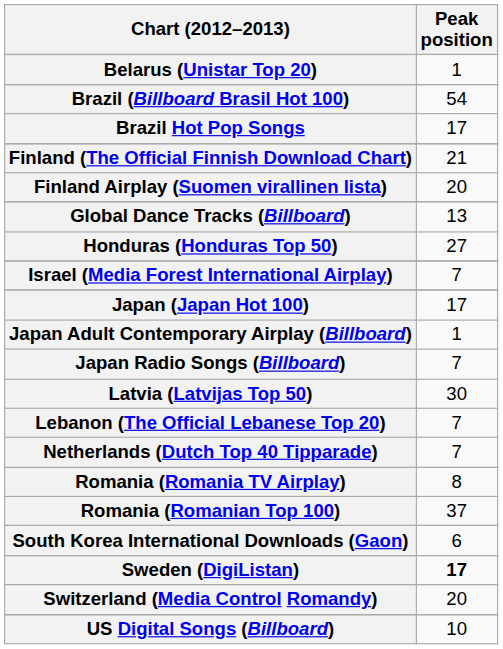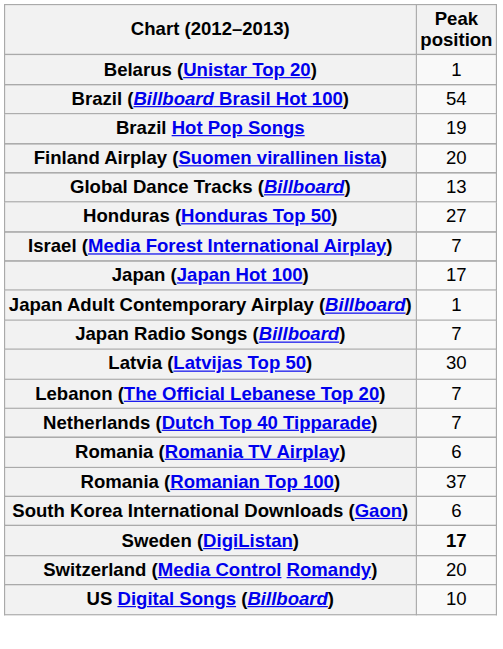(457, 128) 17 -> (456, 128) 19
- row: (210, 157)
(457, 481) 8 -> (456, 452) 6
